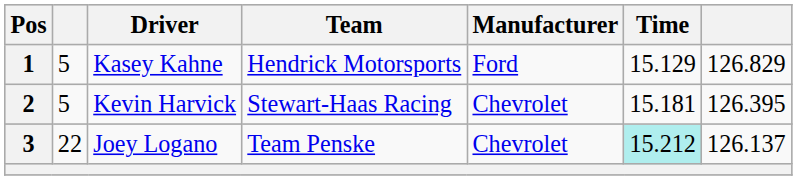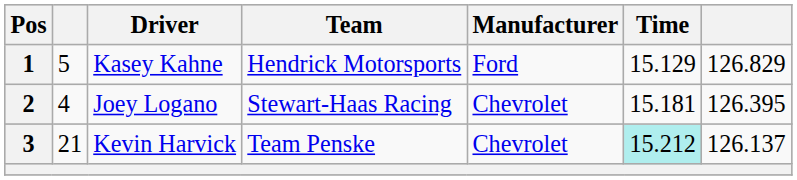(64, 104) 5 -> (64, 104) 4
(165, 104) Kevin Harvick -> (155, 104) Joey Logano
(70, 144) 22 -> (70, 144) 21
(155, 144) Joey Logano -> (165, 144) Kevin Harvick
